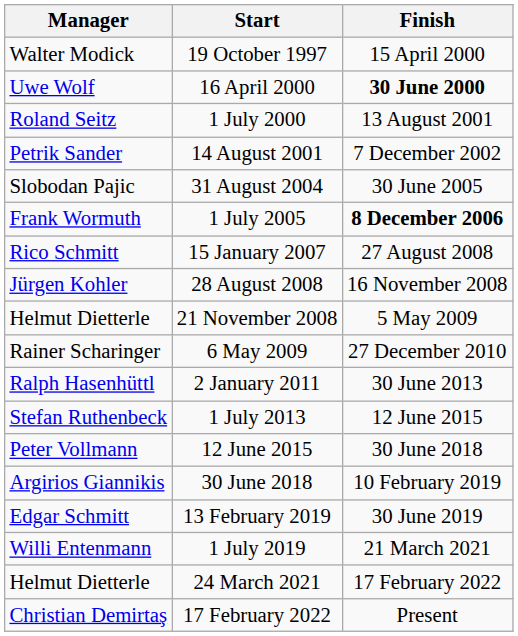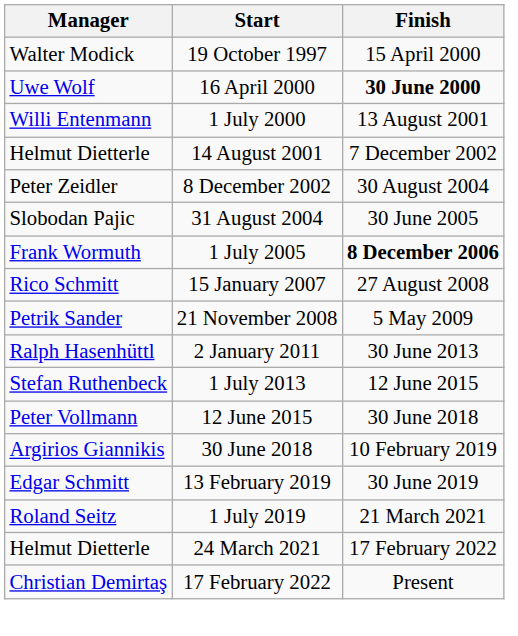(63, 119) Roland Seitz -> (80, 119) Willi Entenmann
(66, 152) Petrik Sander -> (80, 152) Helmut Dietterle
+ row: (257, 185)
- row: (257, 284)
(80, 317) Helmut Dietterle -> (66, 317) Petrik Sander
- row: (257, 350)
(80, 548) Willi Entenmann -> (63, 515) Roland Seitz
